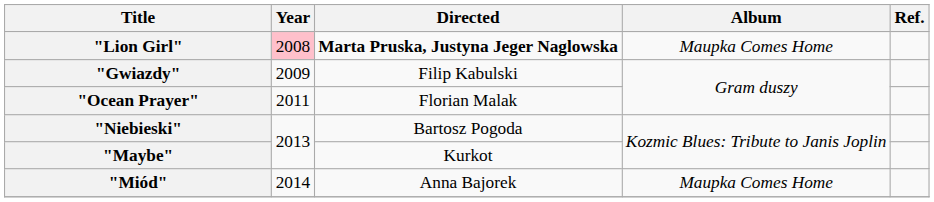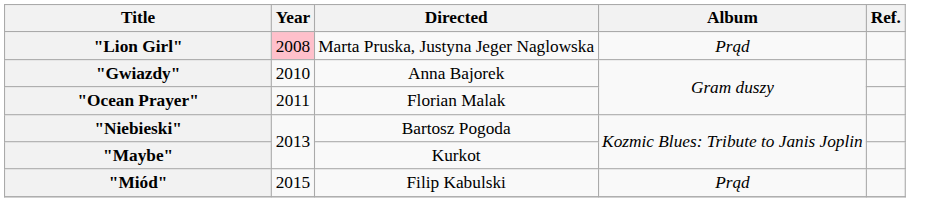(468, 45) bold -> (456, 45) normal
(756, 45) Maupka Comes Home -> (732, 45) Prąd
(293, 73) 2009 -> (293, 73) 2010
(468, 73) Filip Kabulski -> (456, 73) Anna Bajorek
(293, 182) 2014 -> (293, 182) 2015
(468, 182) Anna Bajorek -> (456, 182) Filip Kabulski
(756, 182) Maupka Comes Home -> (732, 182) Prąd
